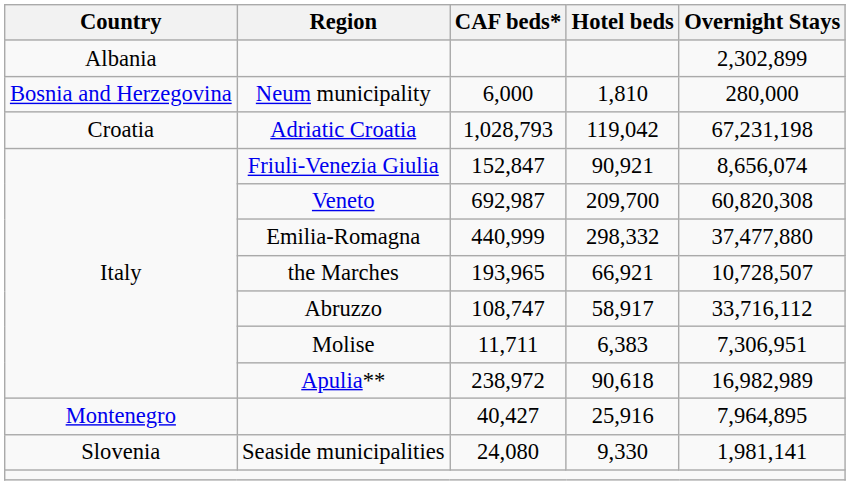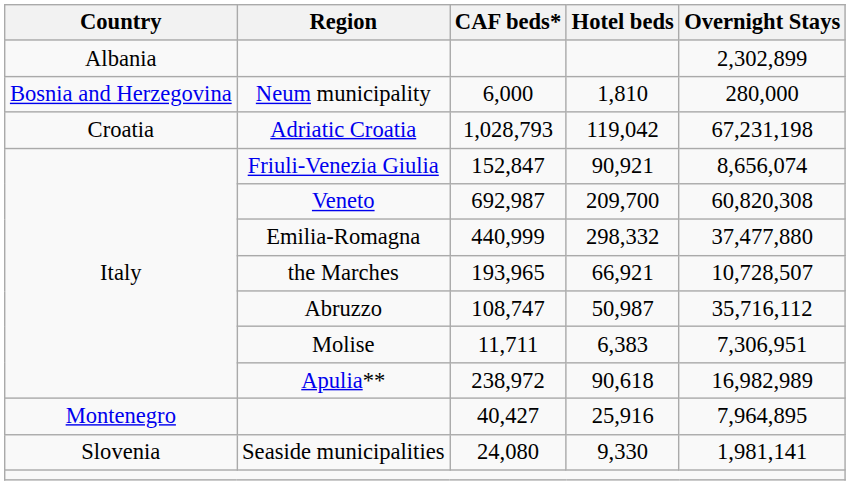(623, 308) 58,917 -> (623, 308) 50,987
(762, 308) 33,716,112 -> (762, 308) 35,716,112
